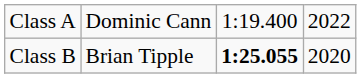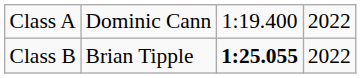(329, 55) 2020 -> (329, 55) 2022
